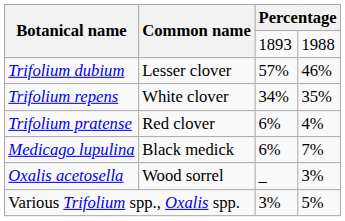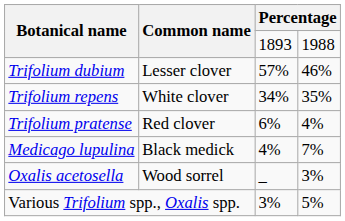(270, 149) 6% -> (270, 149) 4%
